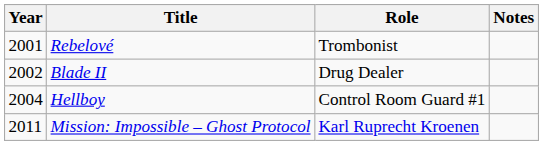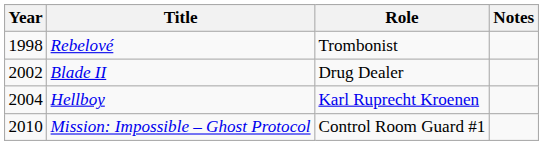(26, 45) 2001 -> (26, 45) 1998
(402, 99) Control Room Guard #1 -> (399, 99) Karl Ruprecht Kroenen
(25, 126) 2011 -> (26, 126) 2010
(399, 126) Karl Ruprecht Kroenen -> (402, 126) Control Room Guard #1
